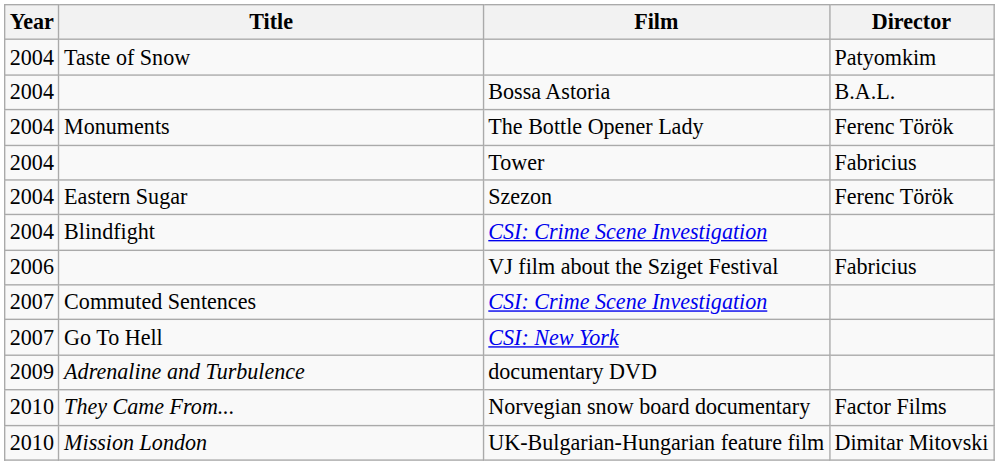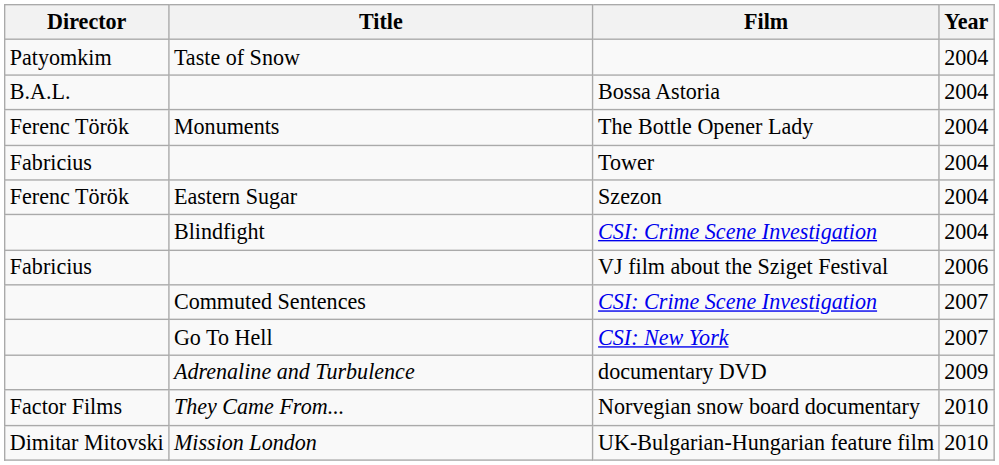columns swapped: (32, 22) <-> (911, 22)
